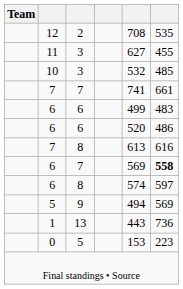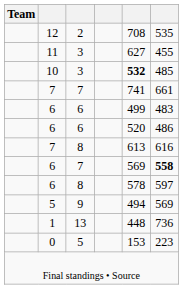(136, 71) normal -> (136, 71) bold
(136, 185) 574 -> (136, 185) 578
(136, 223) 443 -> (136, 223) 448
